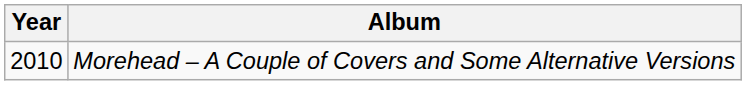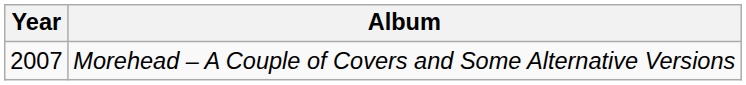(36, 60) 2010 -> (36, 60) 2007
